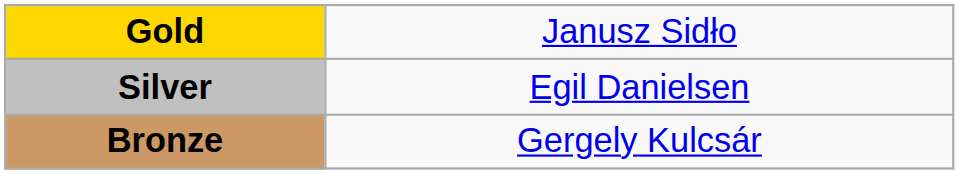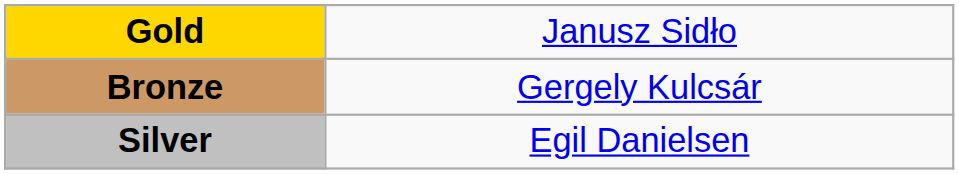rows swapped: (165, 86) <-> (165, 140)
